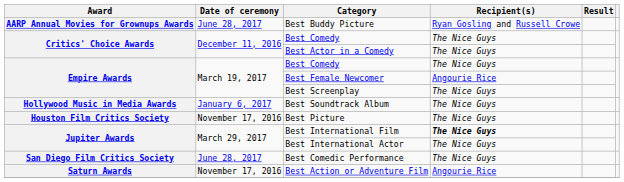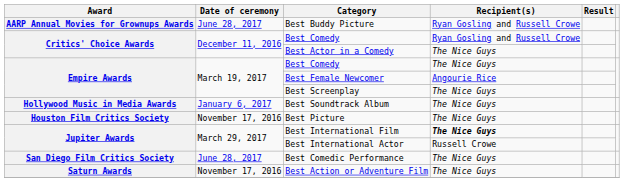(464, 38) The Nice Guys -> (506, 38) Ryan Gosling and Russell Crowe
(464, 144) The Nice Guys -> (464, 144) Russell Crowe
(464, 171) Angourie Rice -> (464, 171) The Nice Guys
